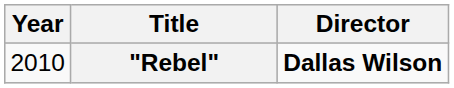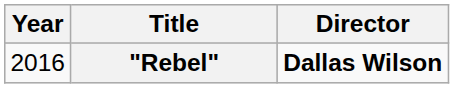(38, 62) 2010 -> (38, 62) 2016
